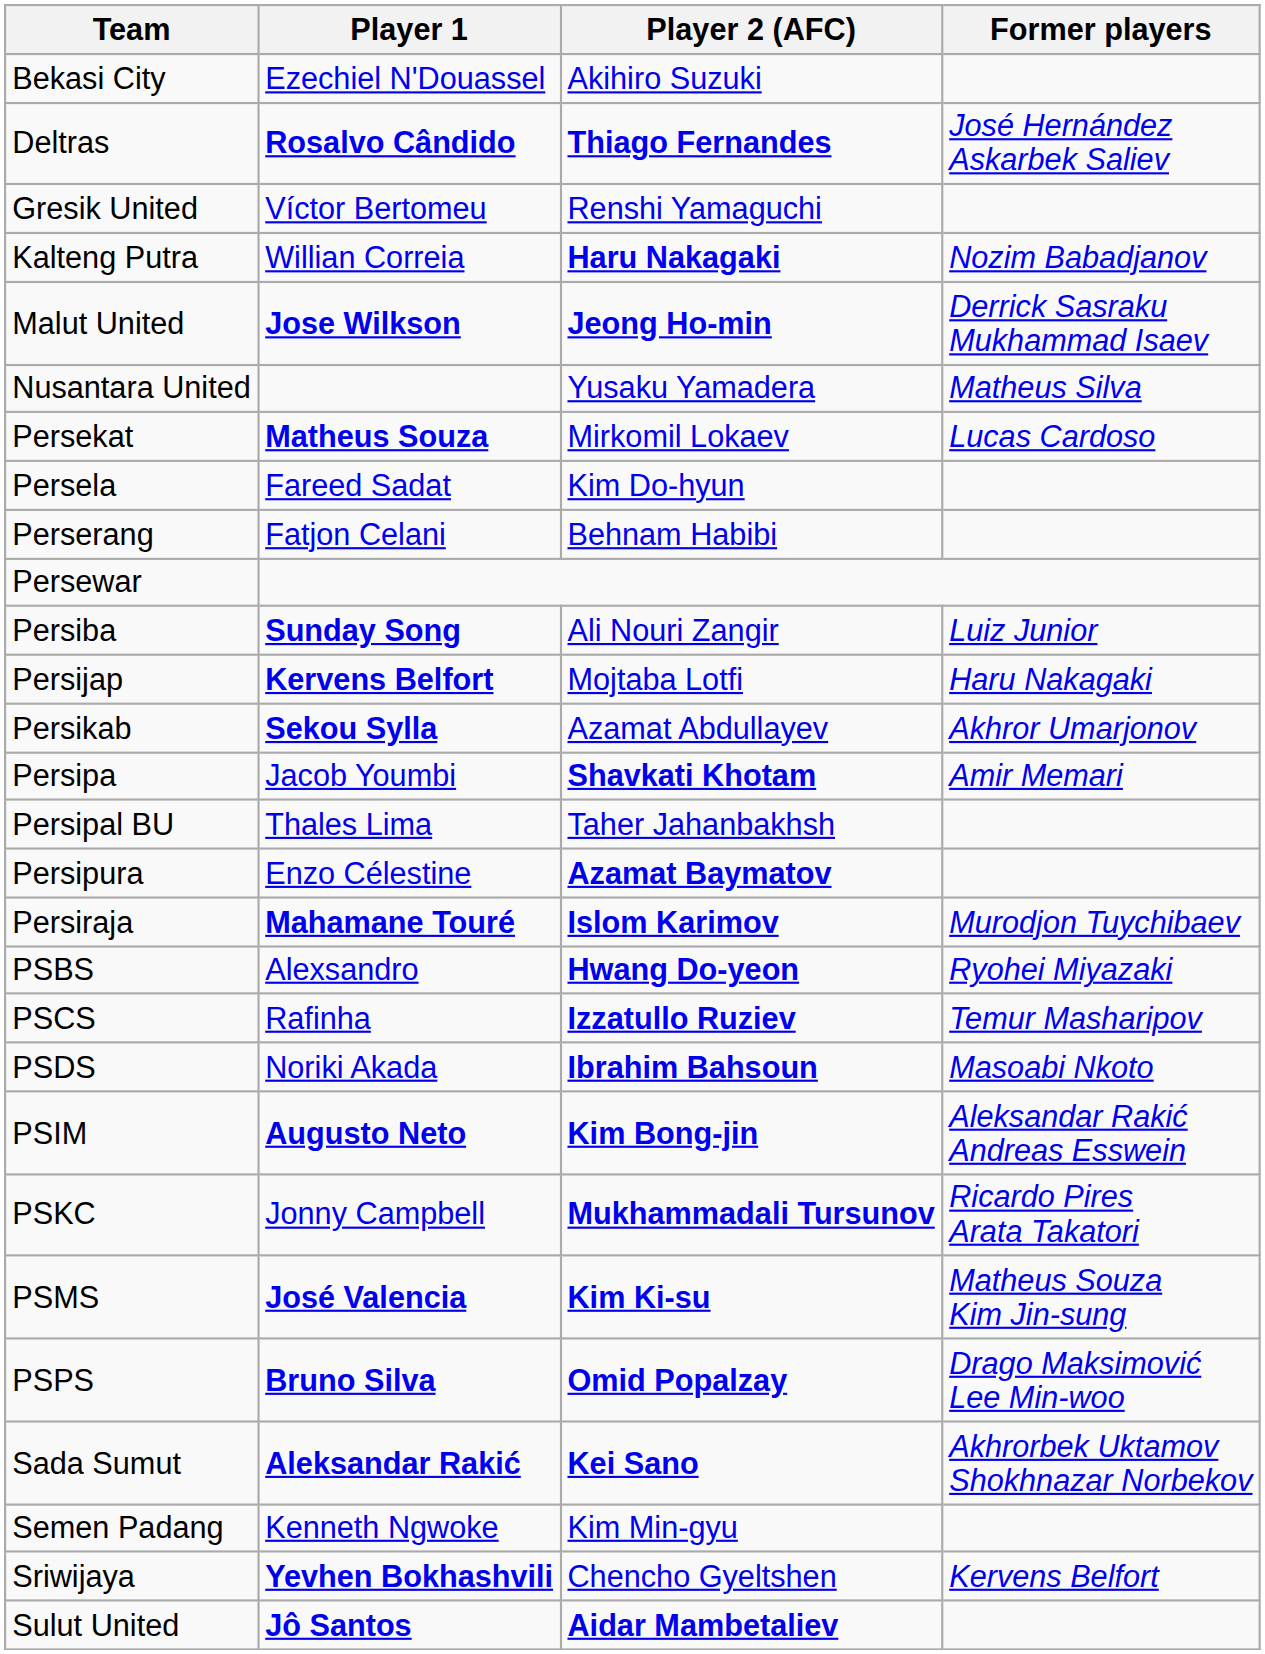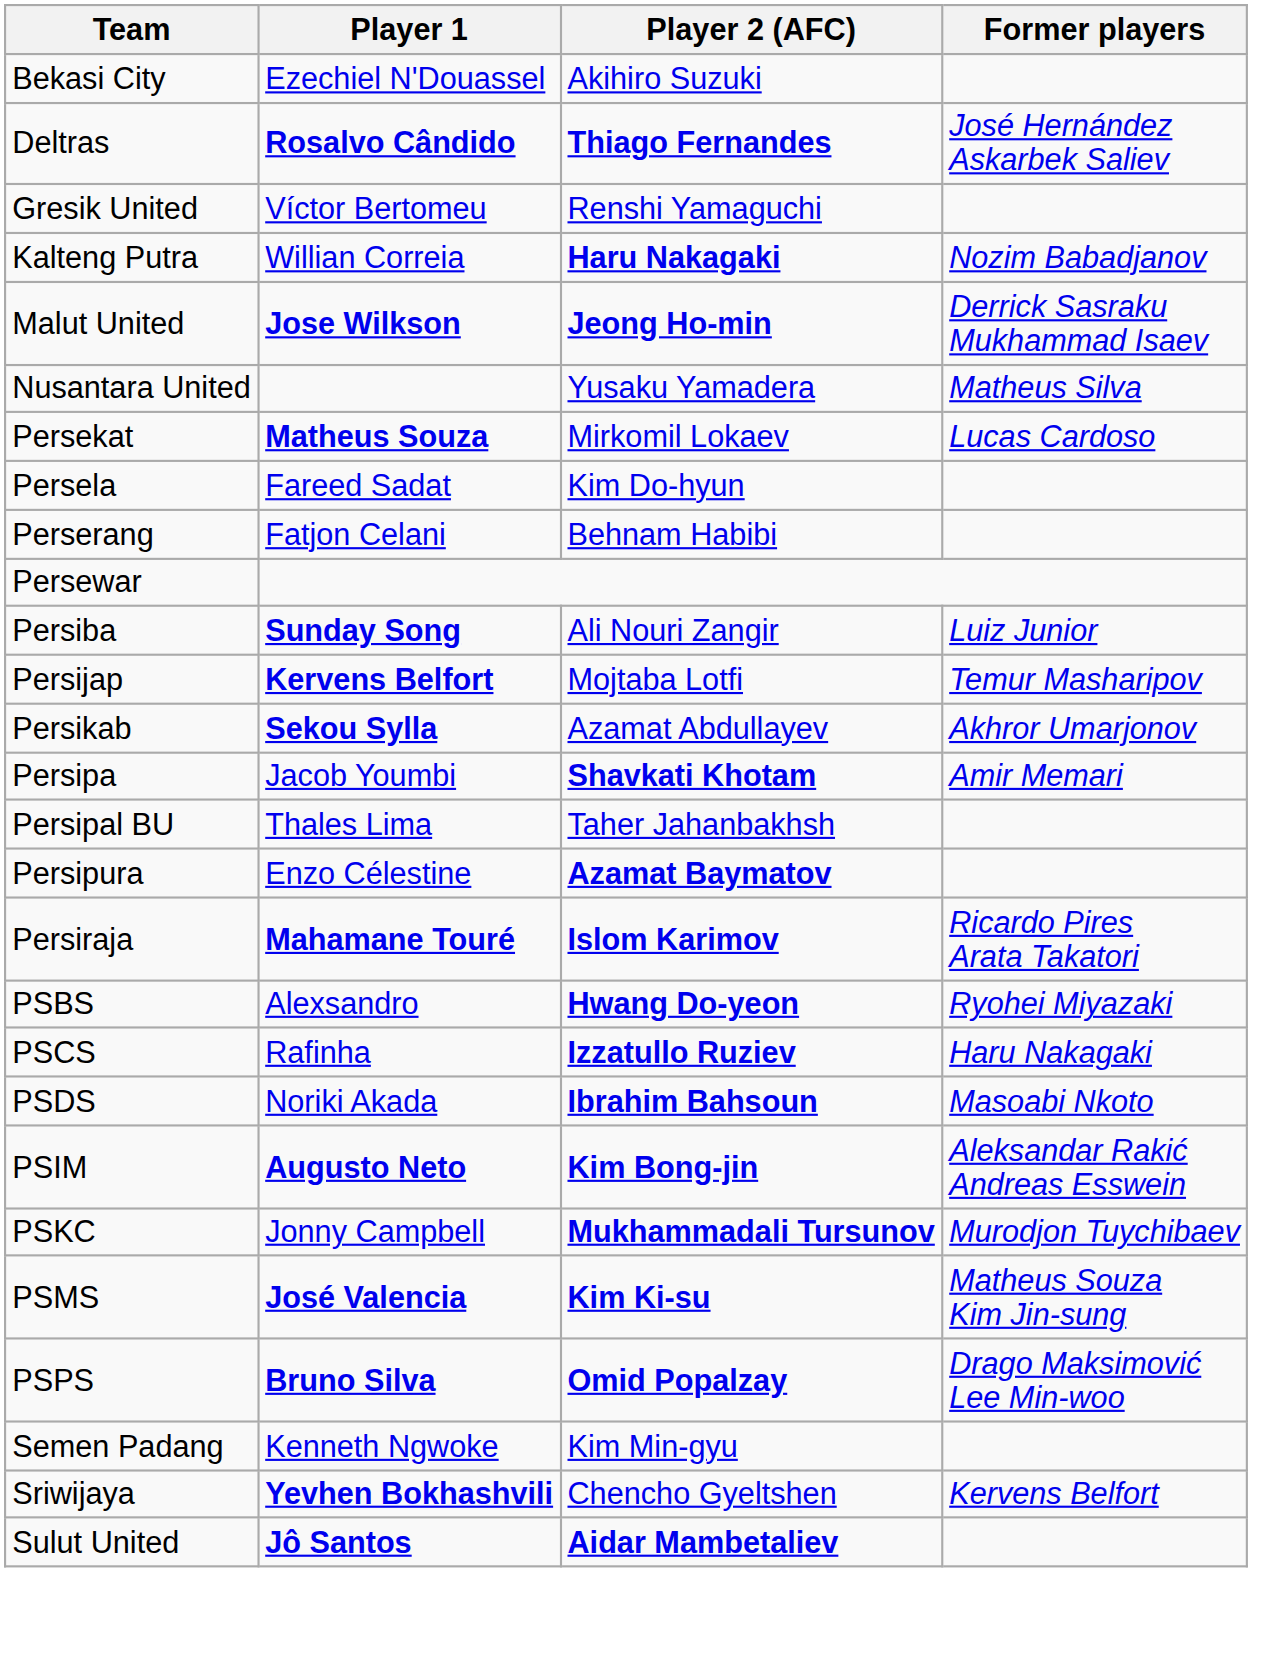(1051, 679) Haru Nakagaki -> (1076, 679) Temur Masharipov
(1095, 922) Murodjon Tuychibaev -> (1044, 939) Ricardo Pires Arata Takatori
(1076, 1019) Temur Masharipov -> (1051, 1053) Haru Nakagaki
(1044, 1215) Ricardo Pires Arata Takatori -> (1095, 1232) Murodjon Tuychibaev
- row: (97, 1463)
